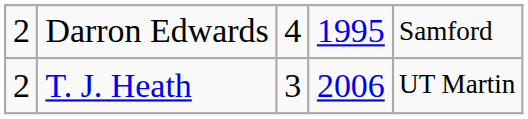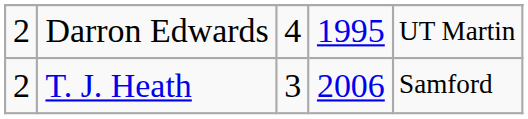(446, 31) Samford -> (457, 31) UT Martin
(457, 85) UT Martin -> (446, 85) Samford
